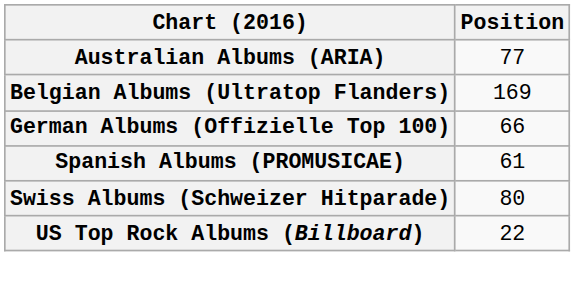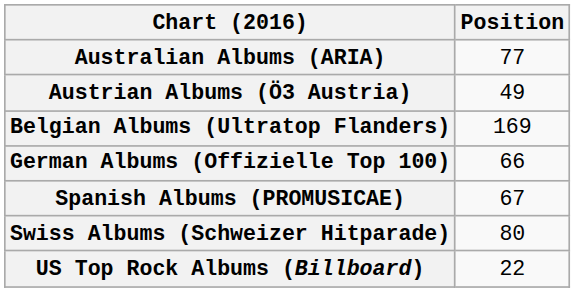+ row: (230, 93)
(512, 163) 61 -> (512, 198) 67
